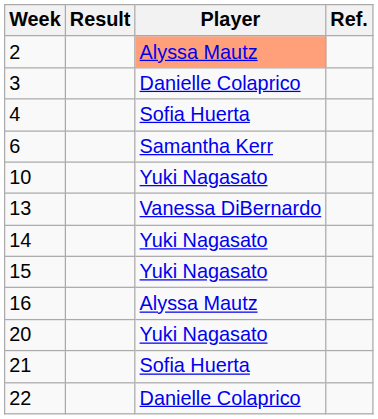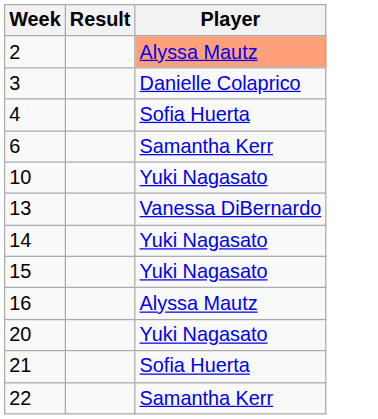- column: (349, 20)
(220, 397) Danielle Colaprico -> (206, 397) Samantha Kerr
